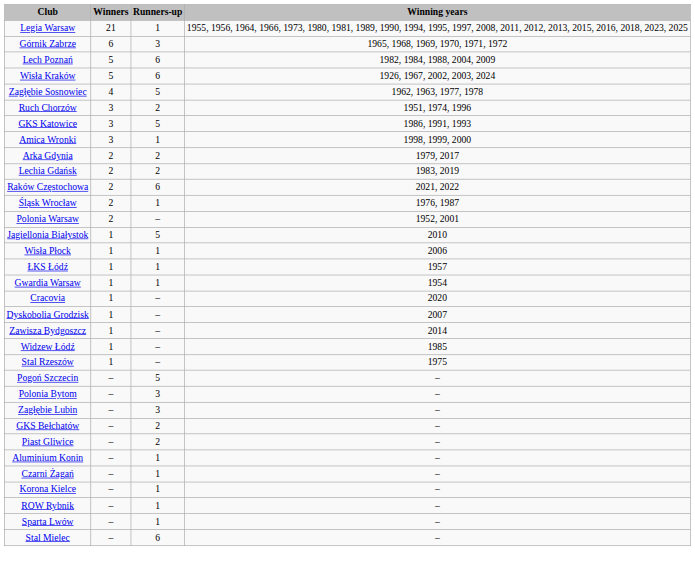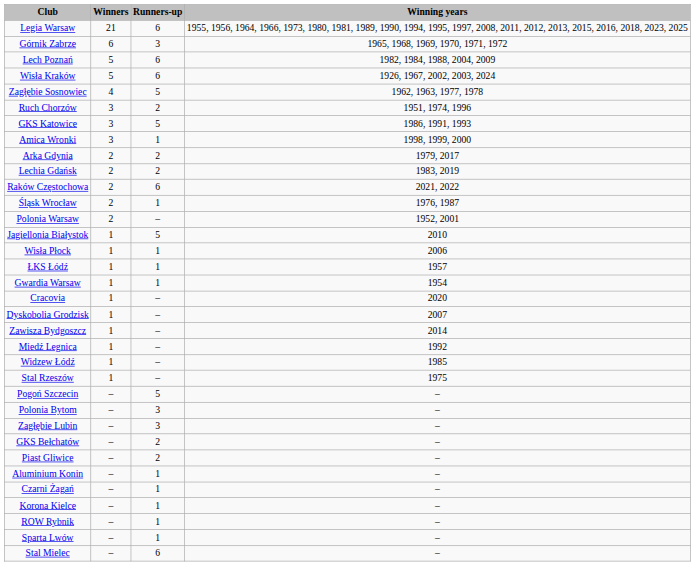(158, 28) 1 -> (158, 28) 6
+ row: (48, 347)
